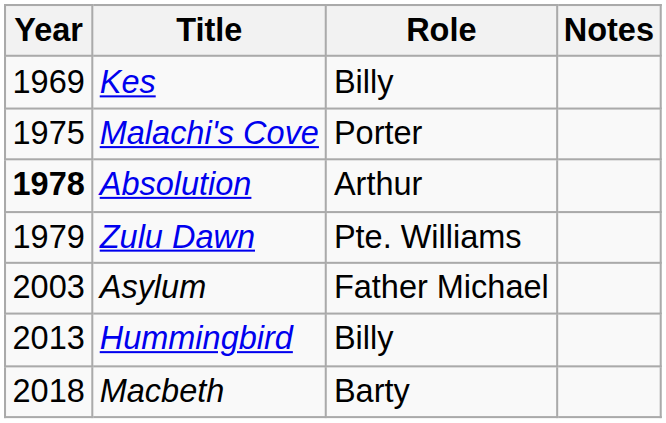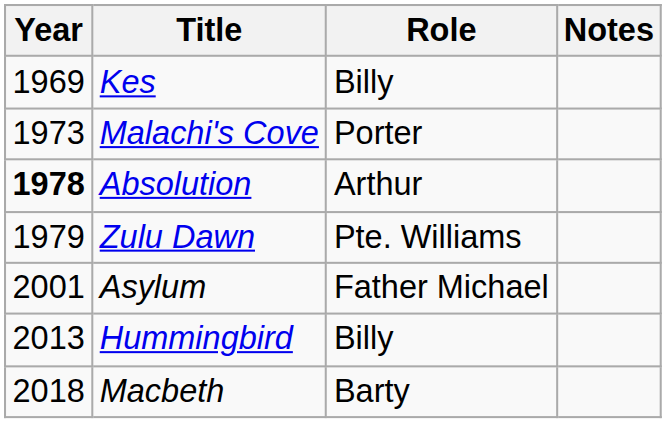(49, 133) 1975 -> (49, 133) 1973
(49, 287) 2003 -> (49, 287) 2001
